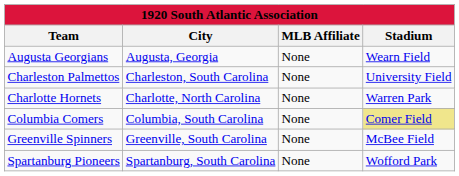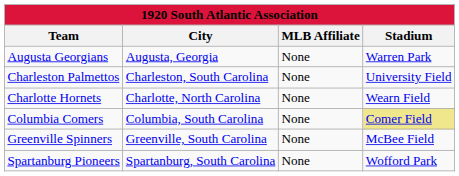(398, 56) Wearn Field -> (399, 56) Warren Park
(399, 98) Warren Park -> (398, 98) Wearn Field
